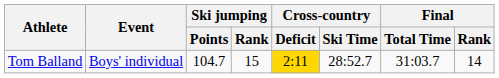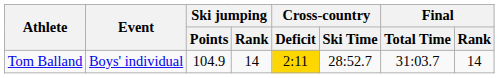(209, 61) 104.7 -> (209, 61) 104.9
(252, 61) 15 -> (252, 61) 14
